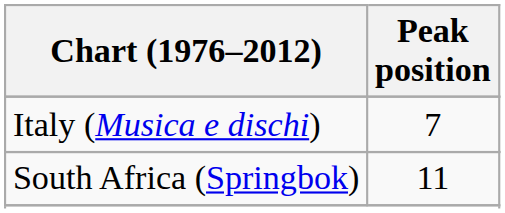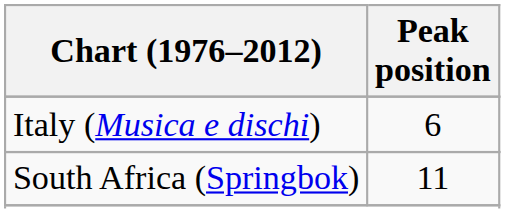(433, 123) 7 -> (433, 123) 6
